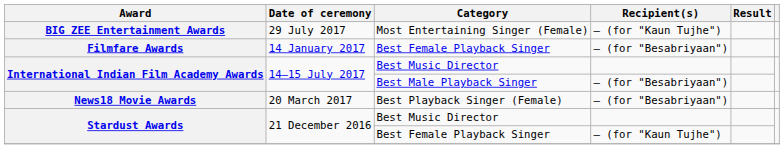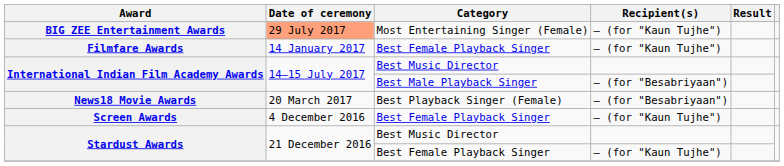(307, 30) no background -> (307, 30) lightsalmon background
(661, 48) – (for "Besabriyaan") -> (658, 48) – (for "Kaun Tujhe")
+ row: (135, 117)
